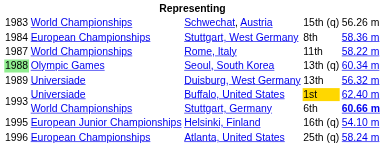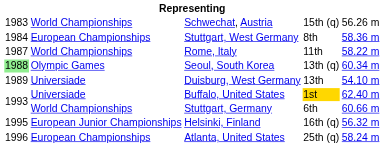(361, 80) 56.32 m -> (361, 80) 54.10 m
(361, 109) bold -> (361, 109) normal
(361, 123) 54.10 m -> (361, 123) 56.32 m
